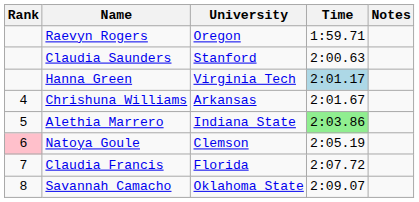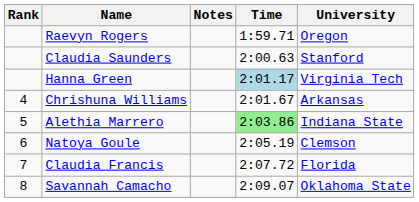columns swapped: (249, 15) <-> (391, 15)
(23, 144) pink background -> (23, 144) no background
